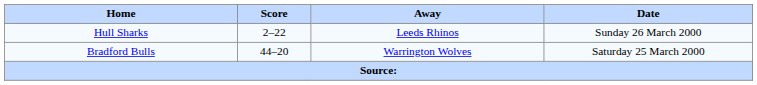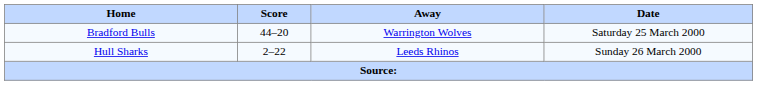rows swapped: (121, 51) <-> (121, 32)
